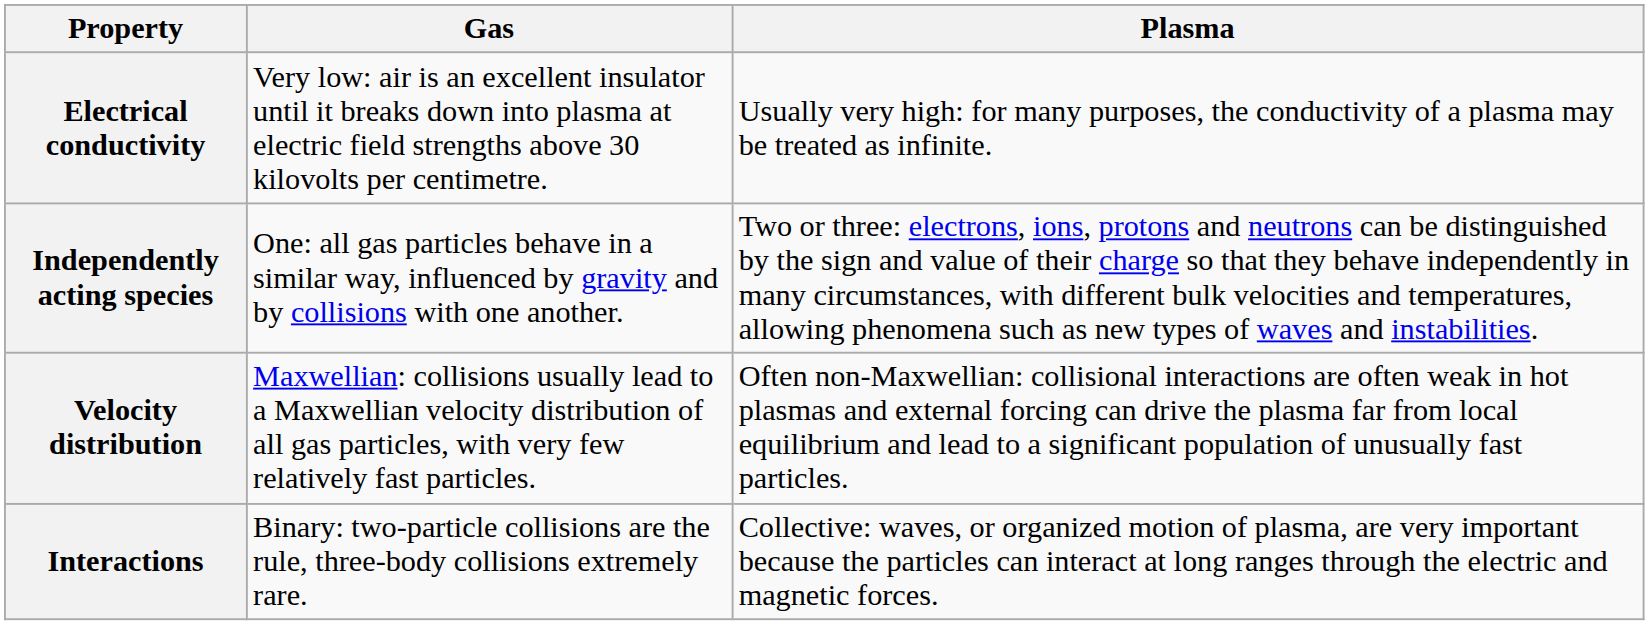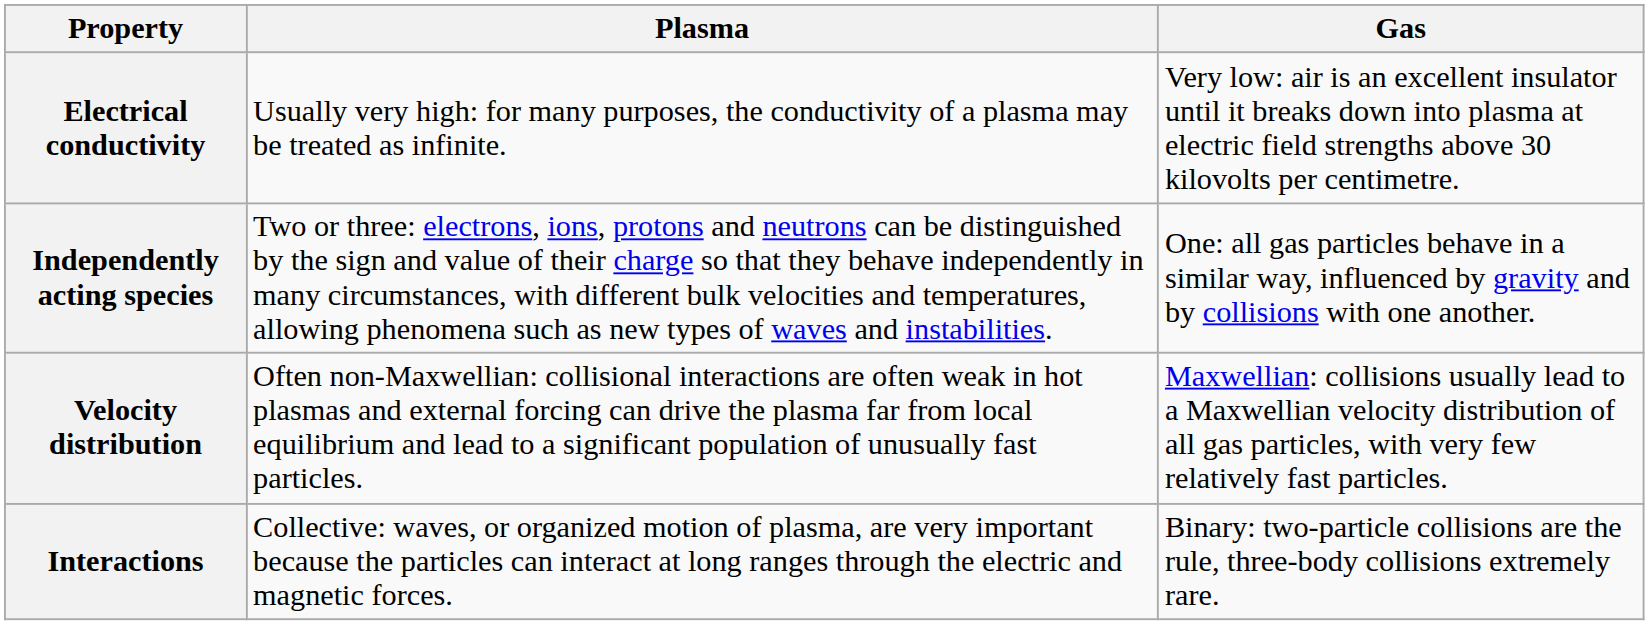columns swapped: (489, 28) <-> (1188, 28)
